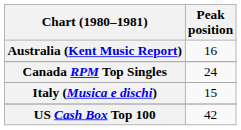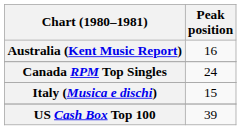(211, 114) 42 -> (211, 114) 39
